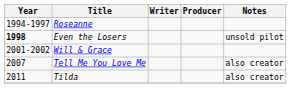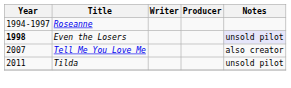(255, 37) no background -> (255, 37) lavender background
- row: (83, 50)
(255, 77) also creator -> (255, 63) unsold pilot
